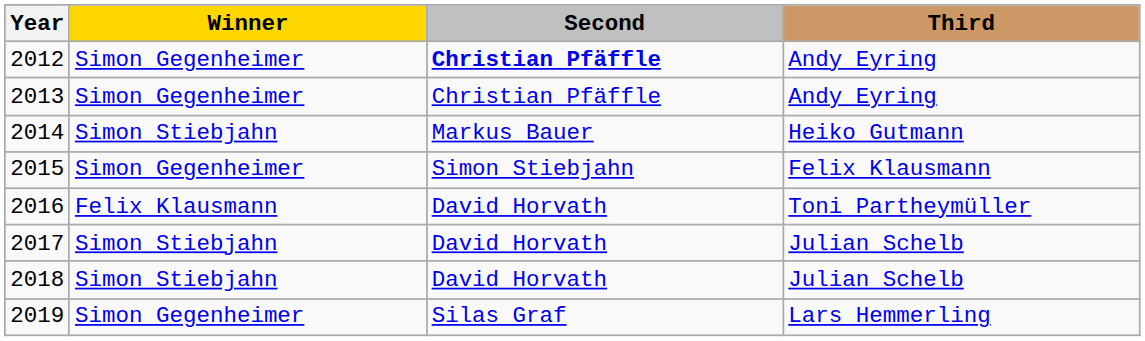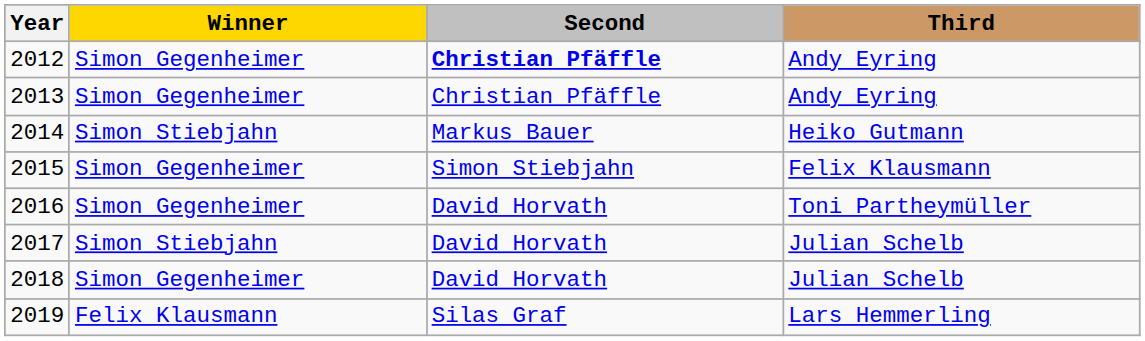(176, 206) Felix Klausmann -> (190, 206) Simon Gegenheimer
(176, 280) Simon Stiebjahn -> (190, 280) Simon Gegenheimer
(190, 316) Simon Gegenheimer -> (176, 316) Felix Klausmann
